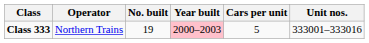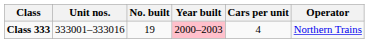columns swapped: (89, 13) <-> (327, 13)
(257, 30) 5 -> (258, 30) 4
